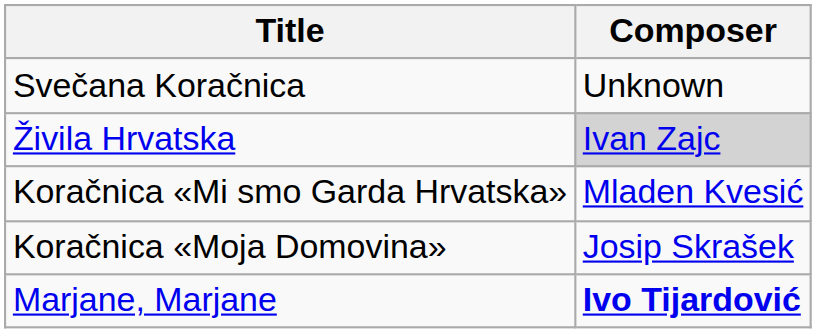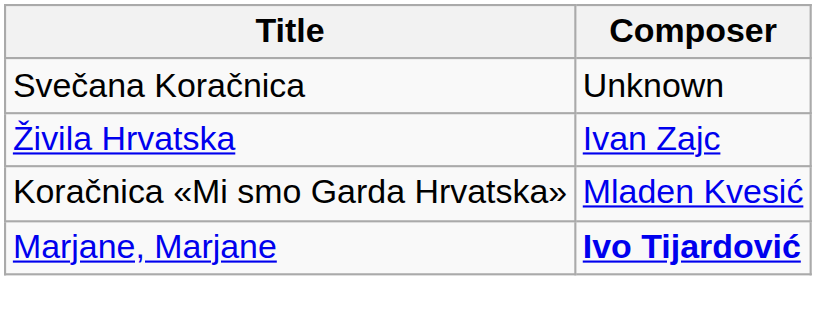(652, 138) lightgrey background -> (652, 138) no background
- row: (230, 246)
